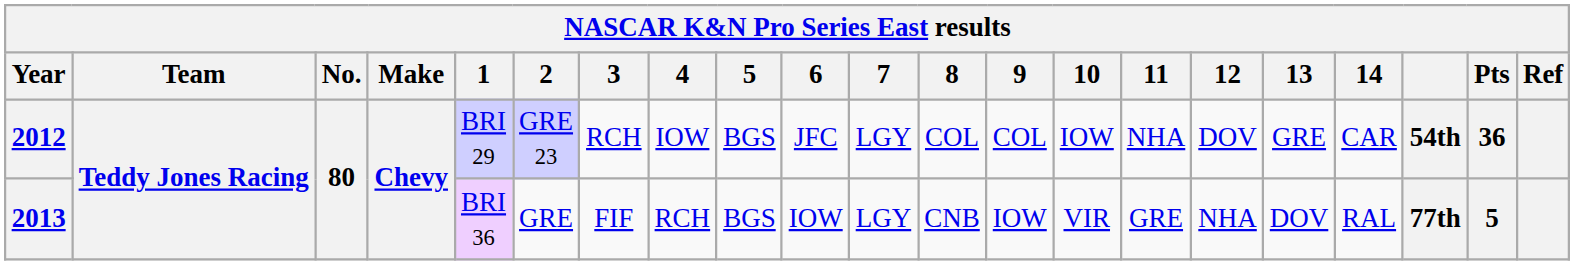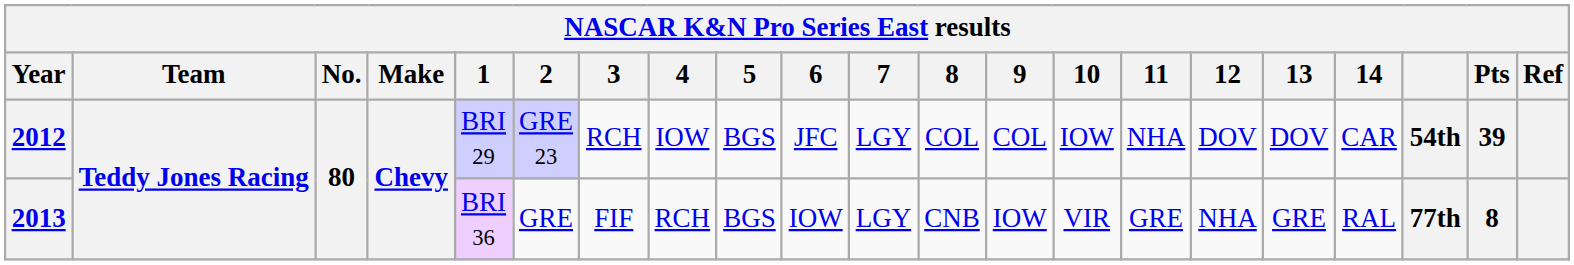(1299, 138) GRE -> (1299, 138) DOV
(1492, 138) 36 -> (1492, 138) 39
(1299, 218) DOV -> (1299, 218) GRE
(1492, 218) 5 -> (1492, 218) 8
